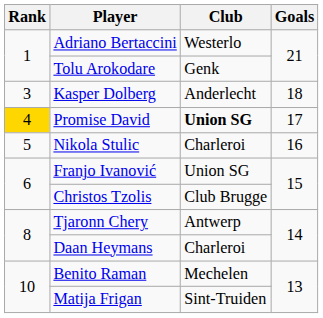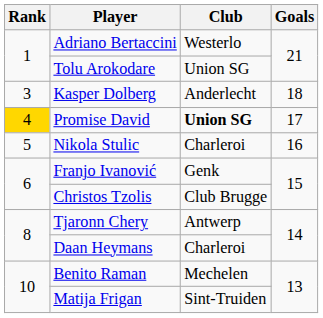(202, 68) Genk -> (217, 68) Union SG
(217, 171) Union SG -> (202, 171) Genk
